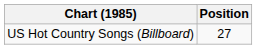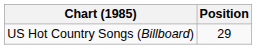(224, 34) 27 -> (224, 34) 29
